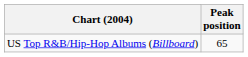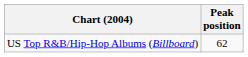(222, 43) 65 -> (222, 43) 62
